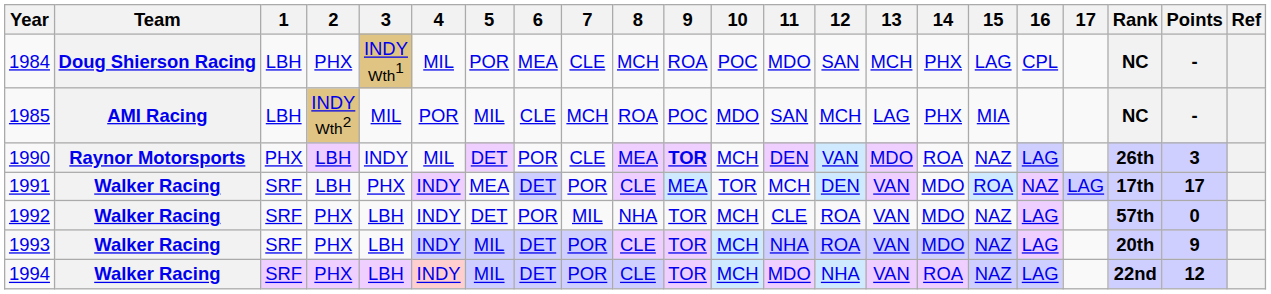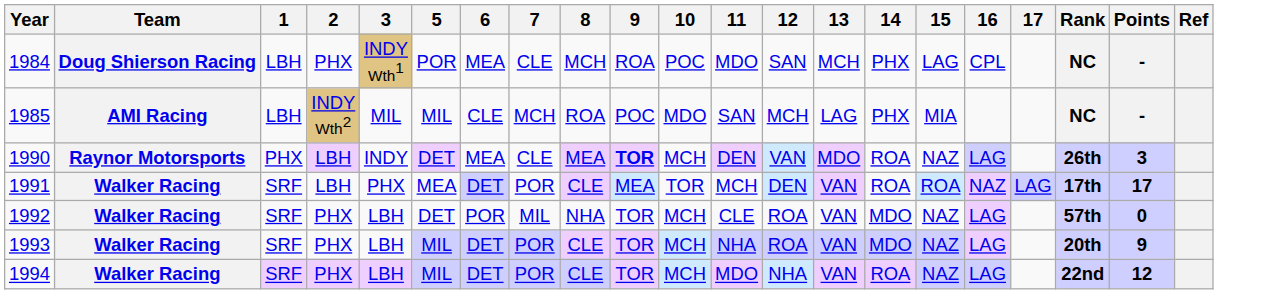- column: (439, 20)
(538, 158) POR -> (485, 158) MEA
(943, 187) MDO -> (890, 187) ROA
